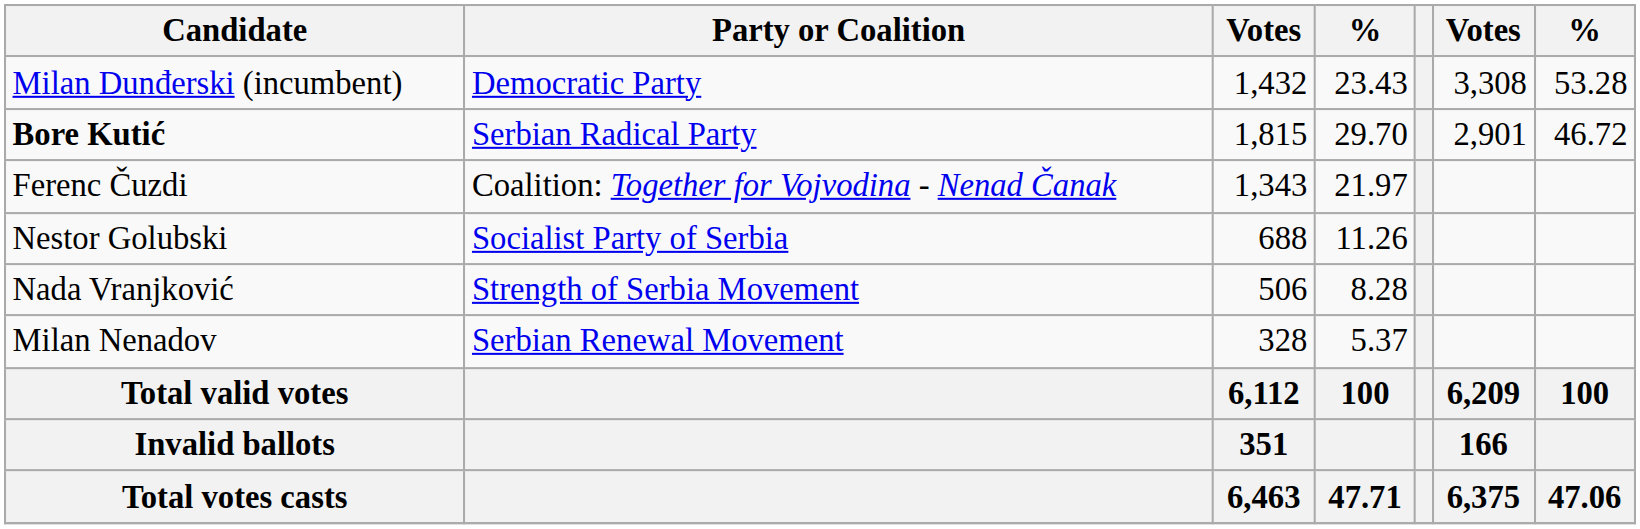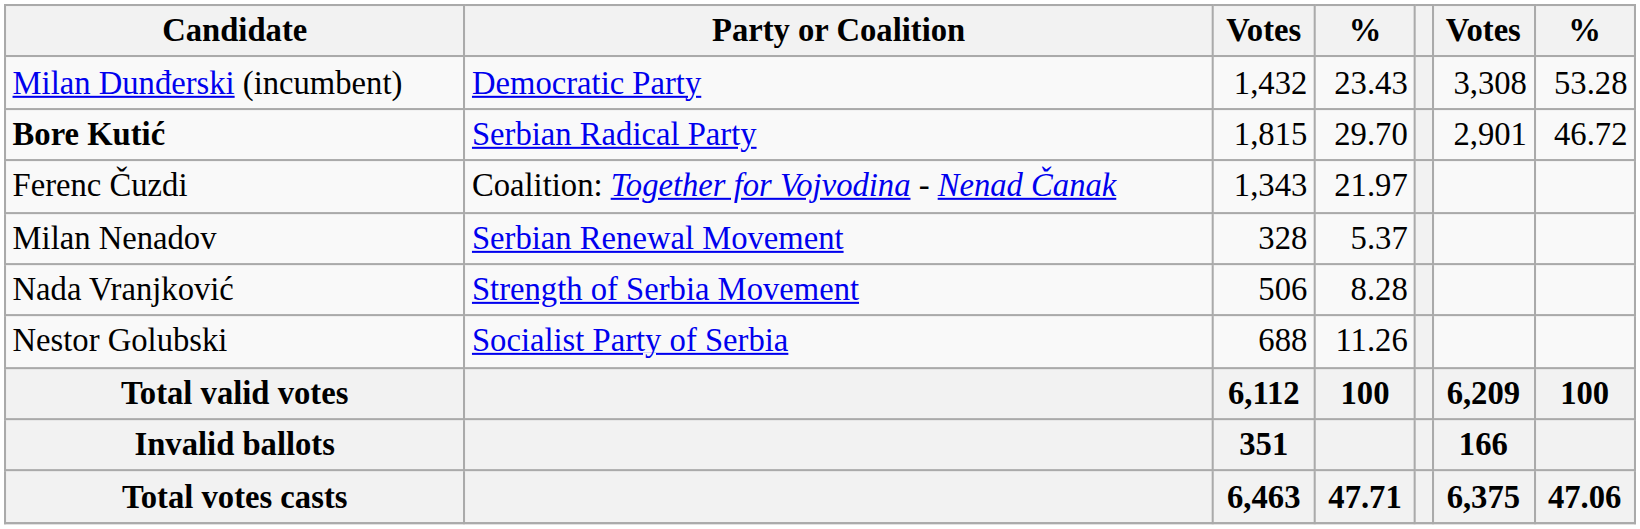rows swapped: (120, 237) <-> (115, 340)
